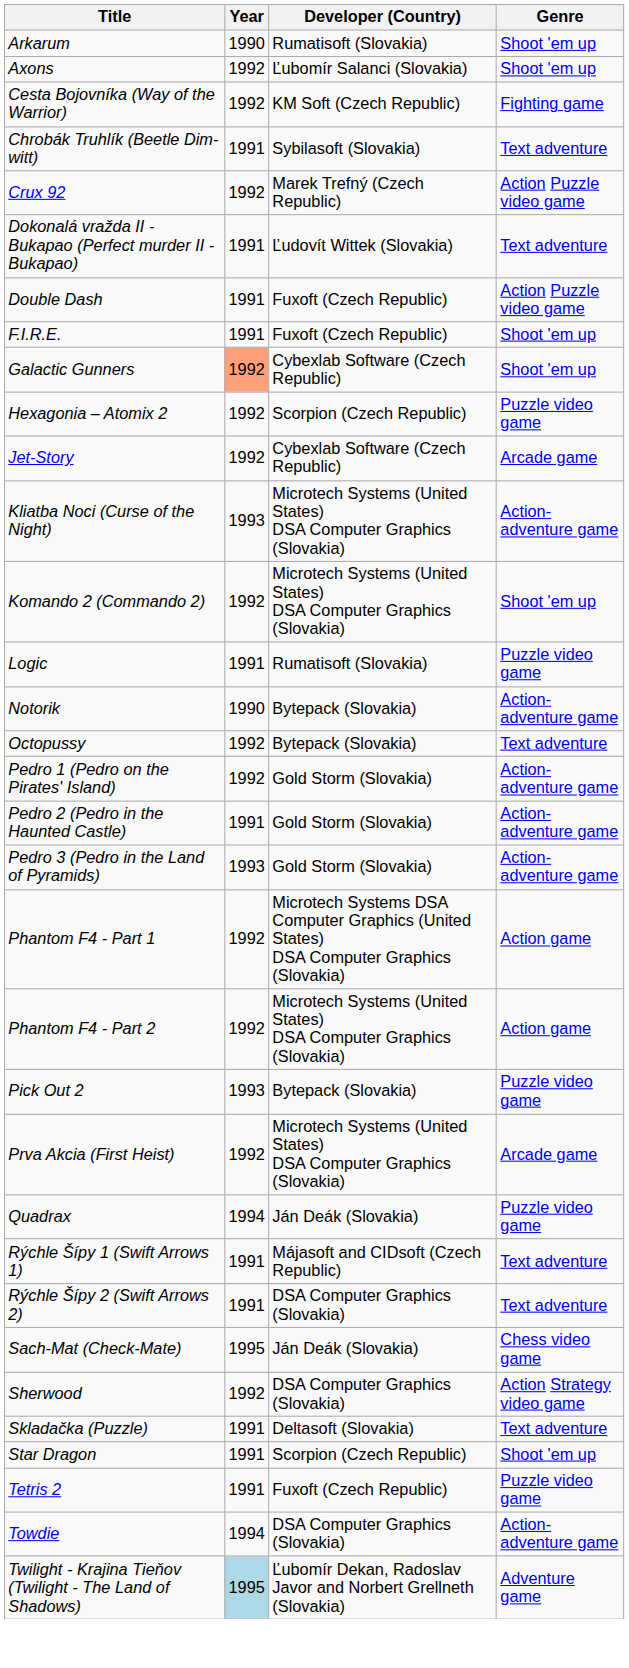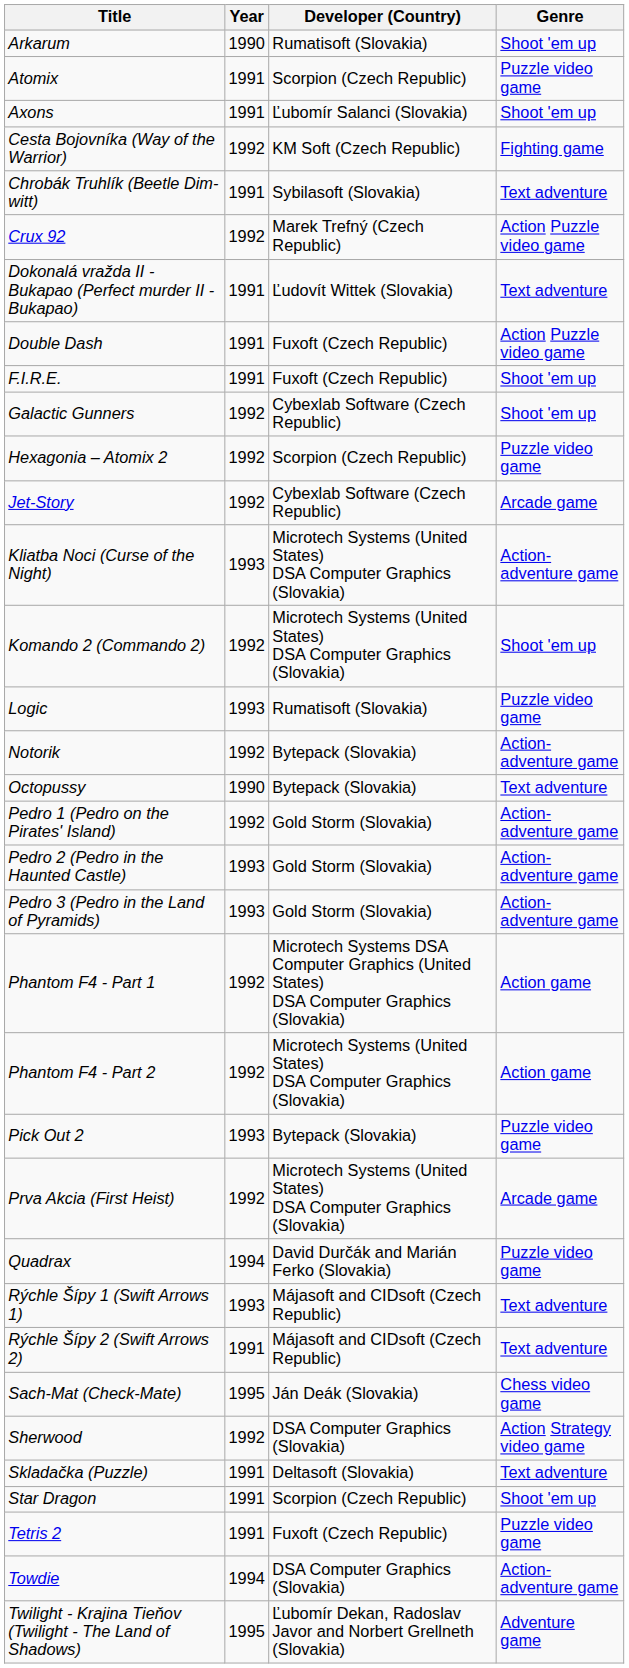+ row: (33, 78)
(247, 69) 1992 -> (247, 113) 1991
(247, 369) lightsalmon background -> (247, 413) no background
(247, 664) 1991 -> (247, 708) 1993
(247, 708) 1990 -> (247, 752) 1992
(247, 743) 1992 -> (247, 787) 1990
(247, 822) 1991 -> (247, 867) 1993
(345, 1216) Ján Deák (Slovakia) -> (364, 1261) David Durčák and Marián Ferko (Slovakia)
(247, 1261) 1991 -> (247, 1305) 1993
(362, 1305) DSA Computer Graphics (Slovakia) -> (377, 1349) Májasoft and CIDsoft (Czech Republic)
(247, 1587) lightblue background -> (247, 1631) no background
